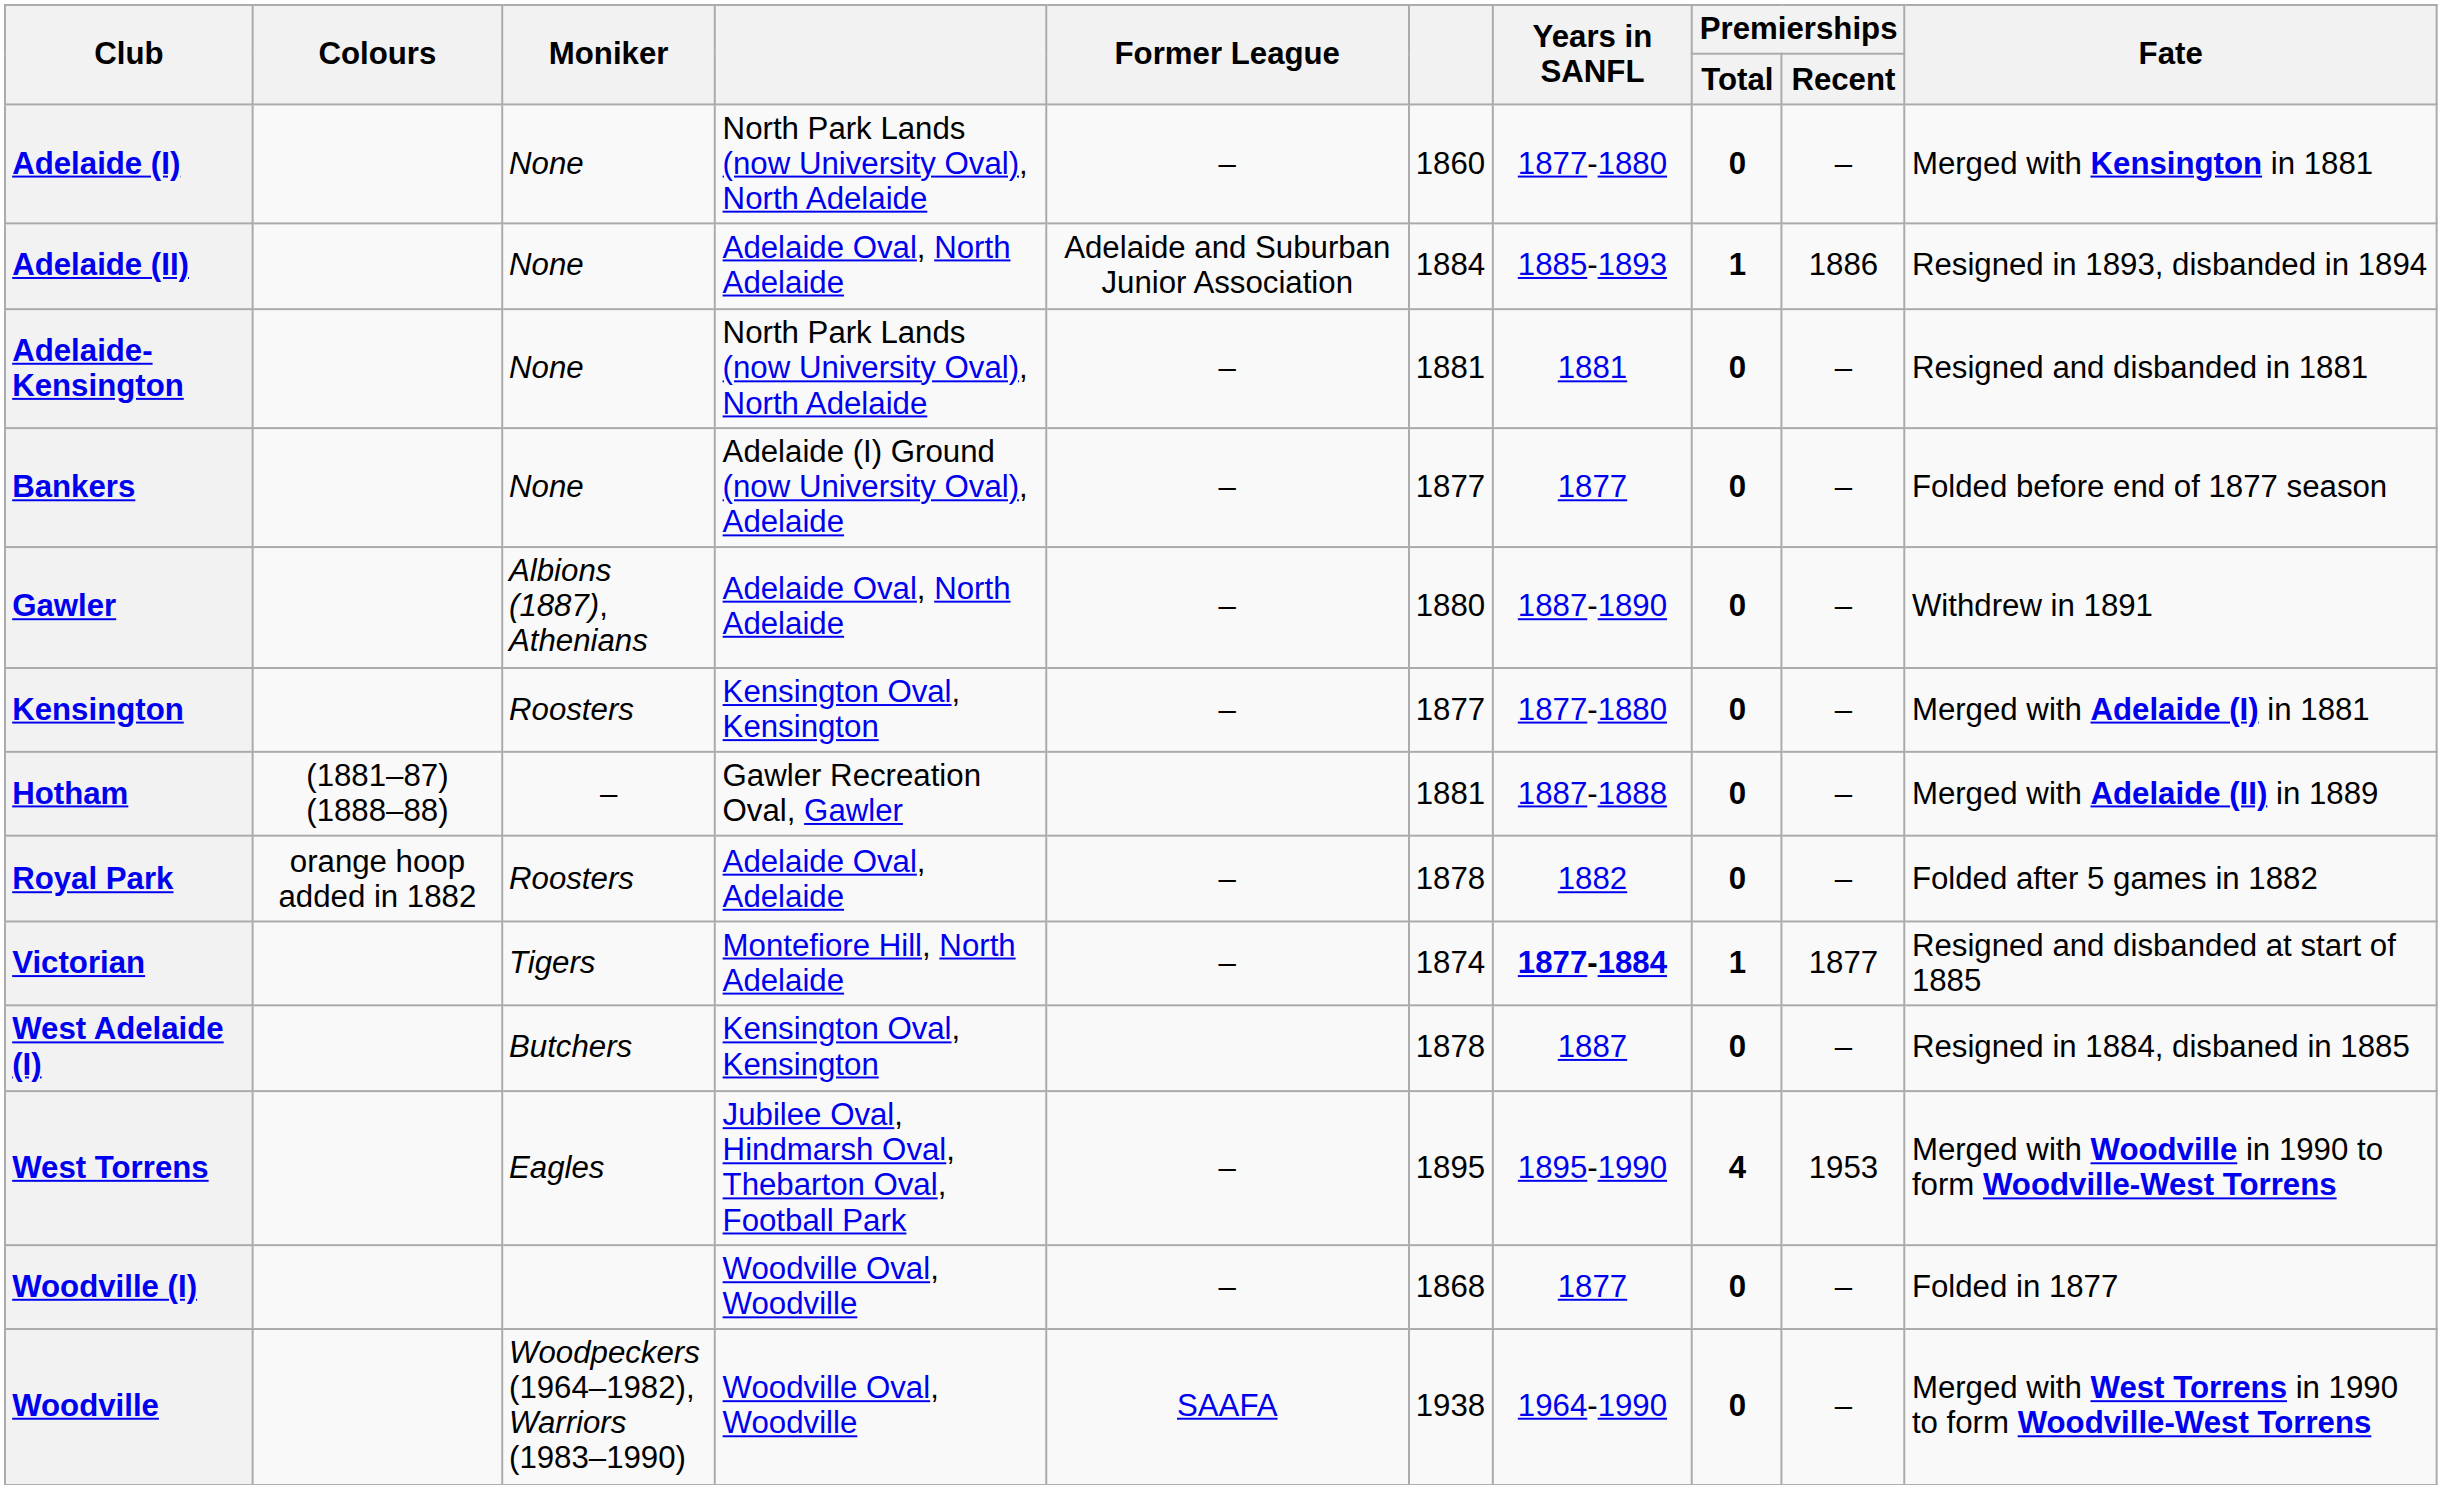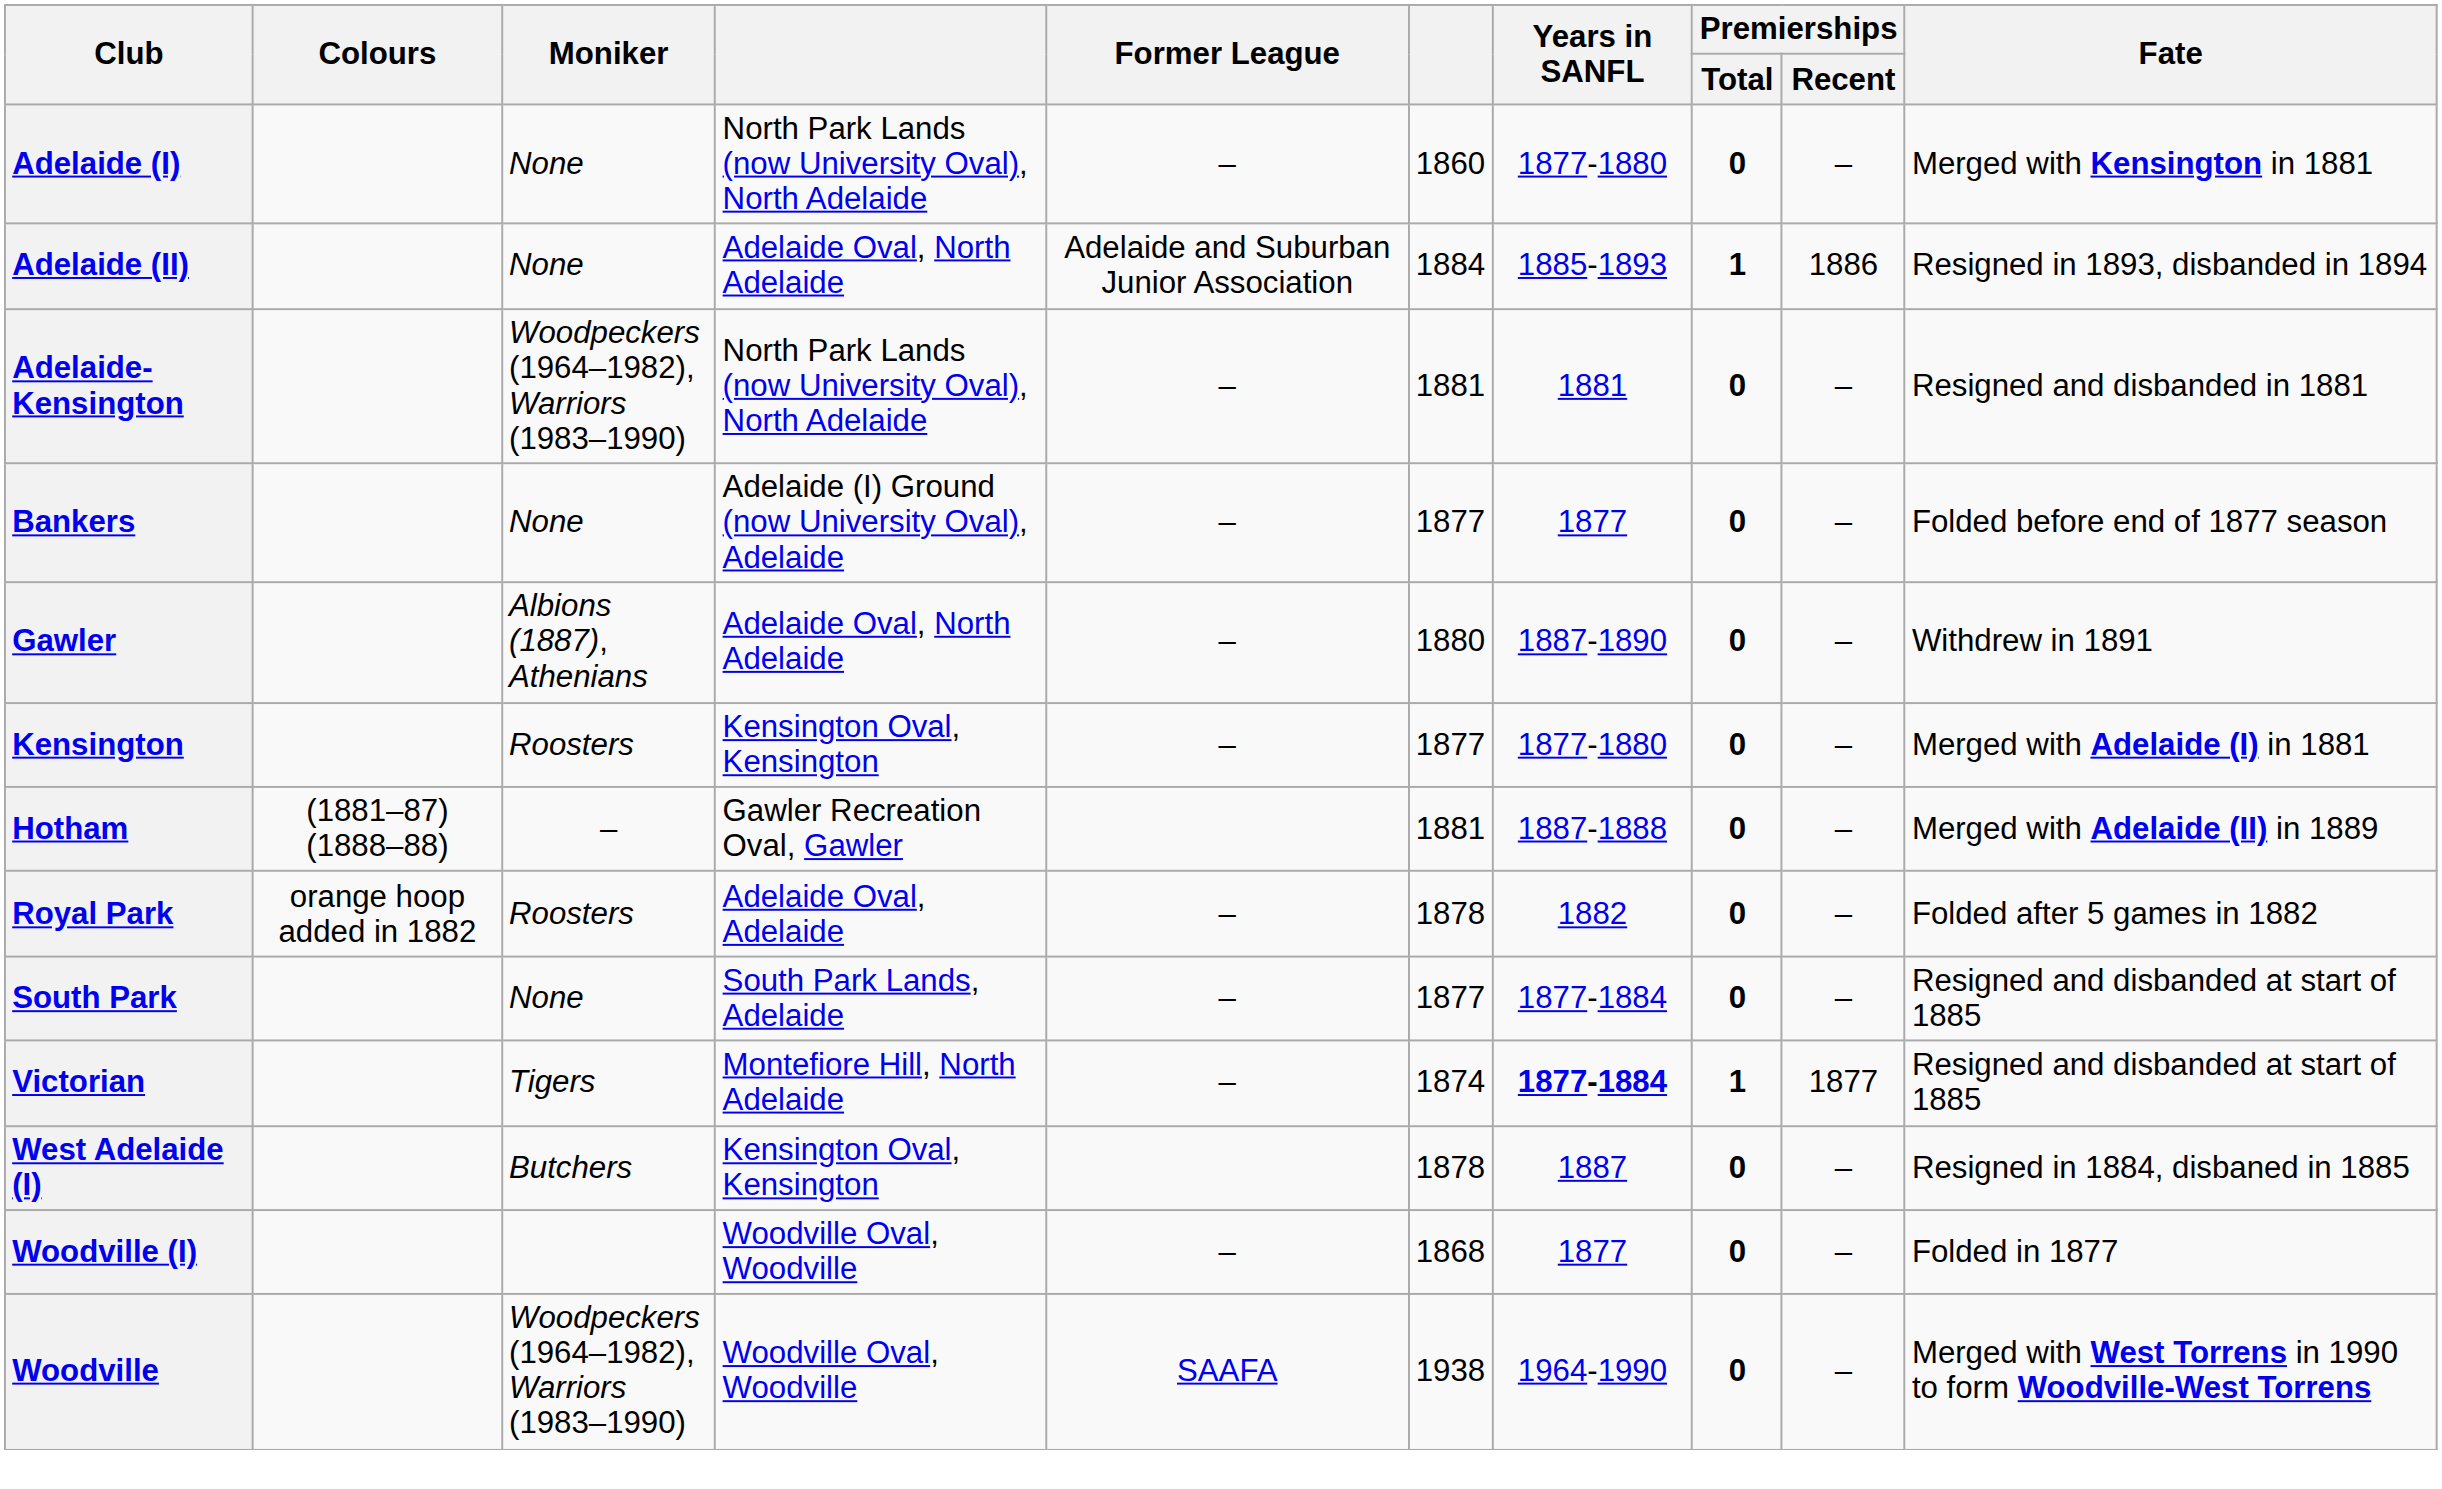(546, 367) None -> (604, 385) Woodpeckers (1964–1982), Warriors (1983–1990)
+ row: (95, 997)
- row: (110, 1167)
